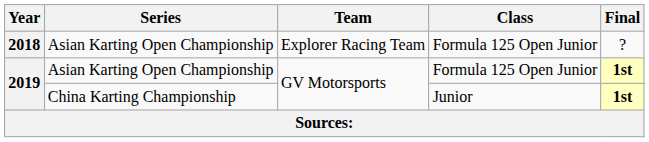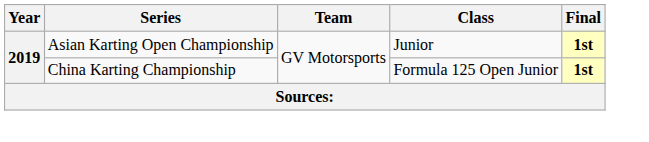- row: (24, 44)
(515, 70) Formula 125 Open Junior -> (413, 44) Junior
(453, 97) Junior -> (476, 70) Formula 125 Open Junior
